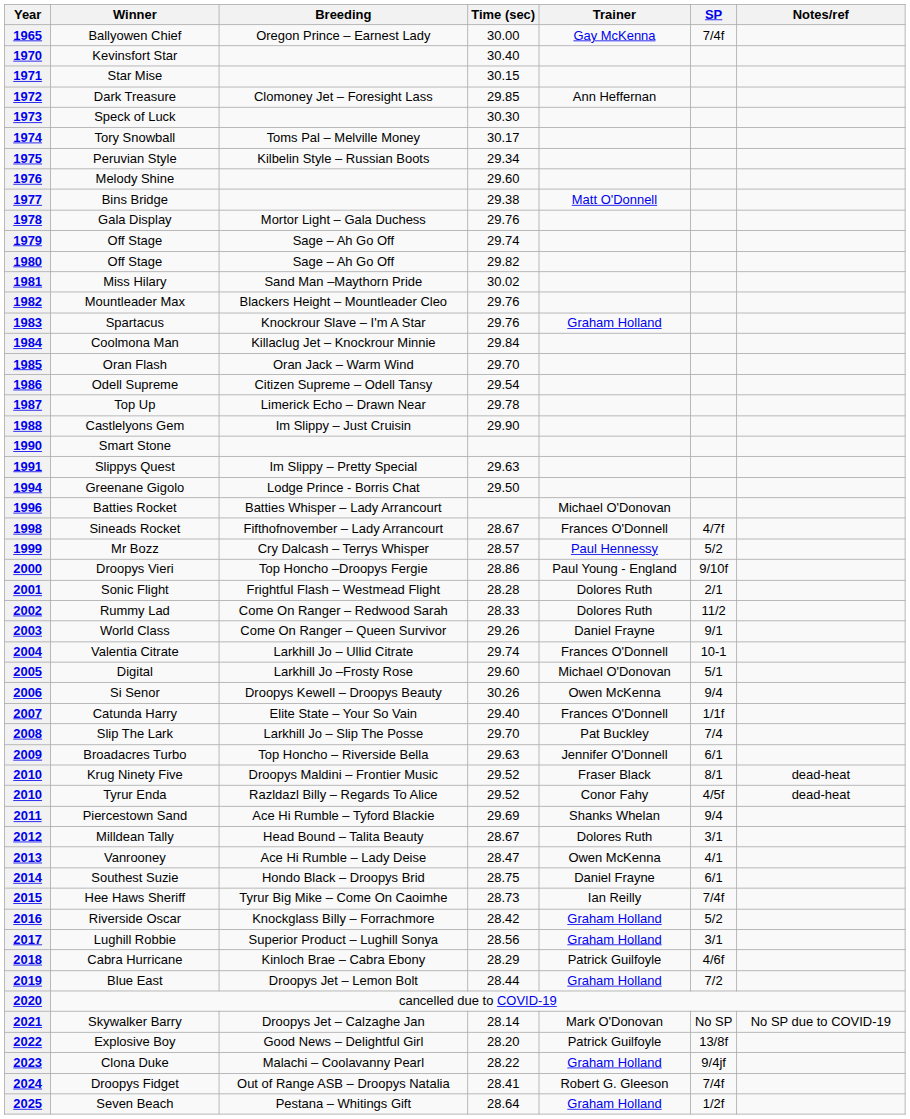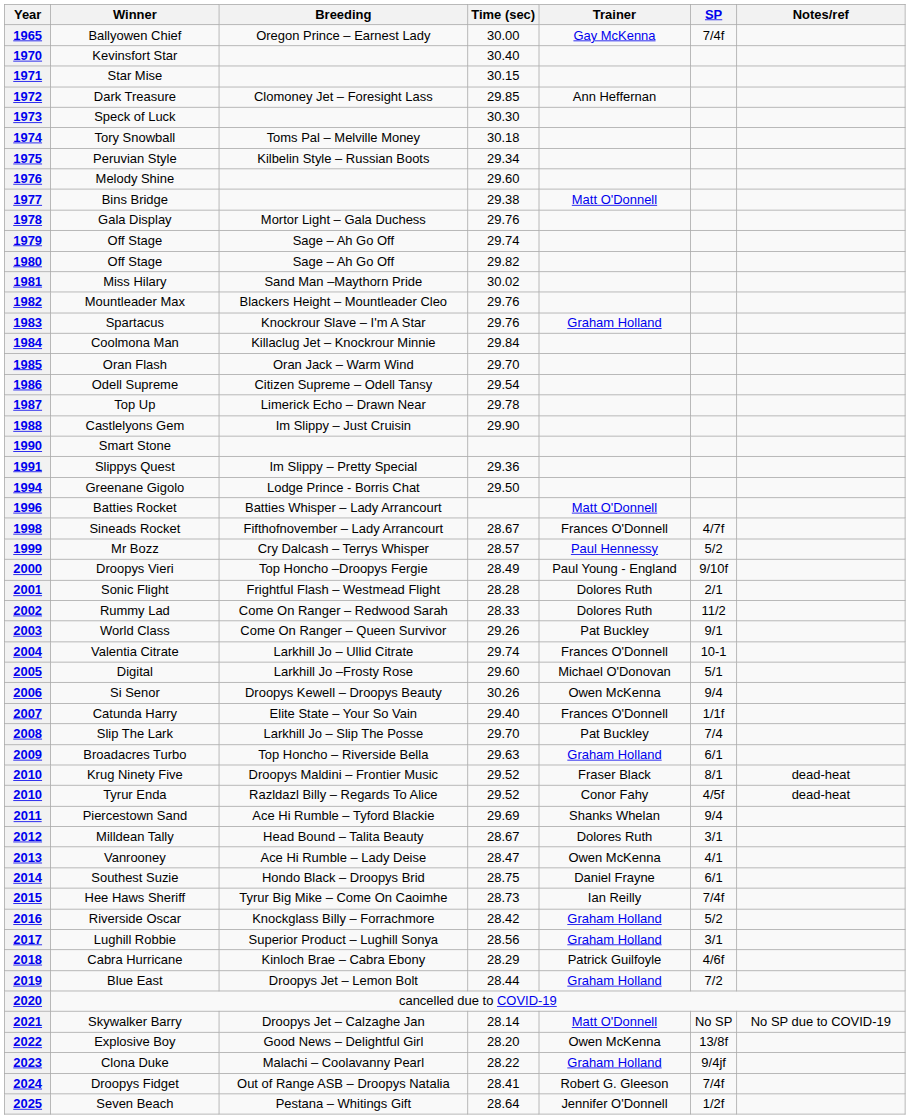(503, 138) 30.17 -> (503, 138) 30.18
(503, 466) 29.63 -> (503, 466) 29.36
(614, 508) Michael O'Donovan -> (614, 508) Matt O'Donnell
(503, 569) 28.86 -> (503, 569) 28.49
(614, 631) Daniel Frayne -> (614, 631) Pat Buckley
(614, 754) Jennifer O'Donnell -> (614, 754) Graham Holland
(614, 1021) Mark O'Donovan -> (614, 1021) Matt O'Donnell
(614, 1042) Patrick Guilfoyle -> (614, 1042) Owen McKenna
(614, 1104) Graham Holland -> (614, 1104) Jennifer O'Donnell
